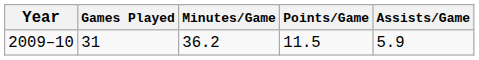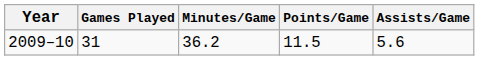(391, 43) 5.9 -> (391, 43) 5.6
